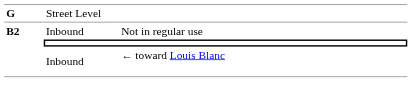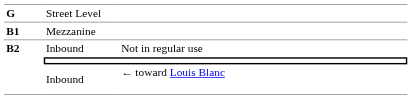+ row: (71, 31)
